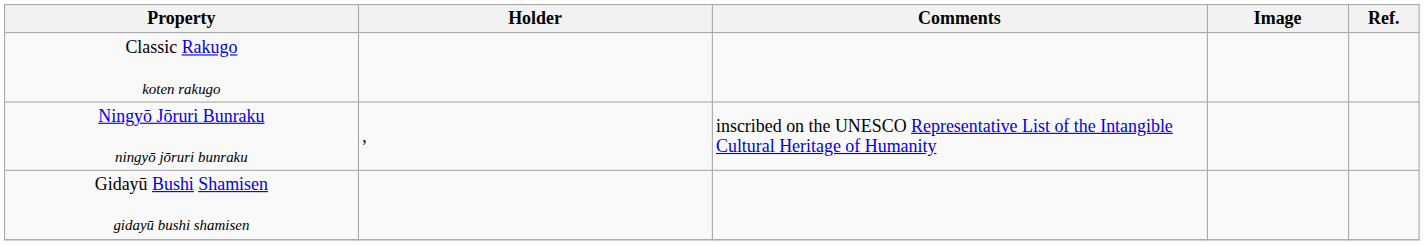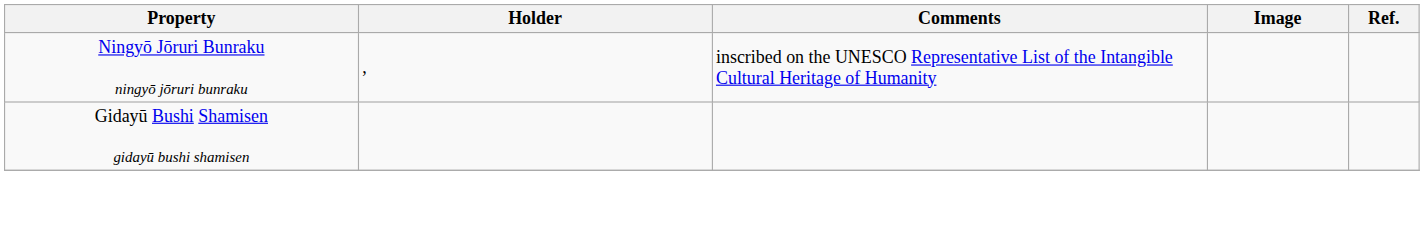- row: (181, 67)
